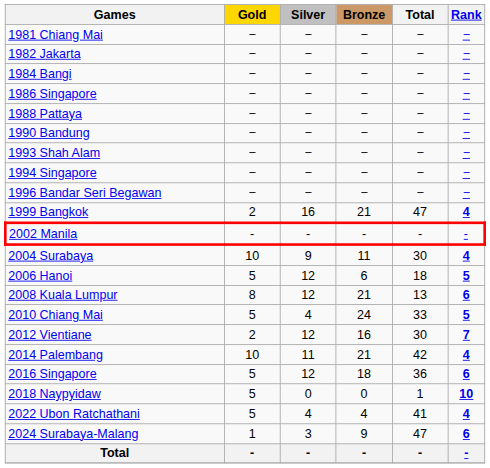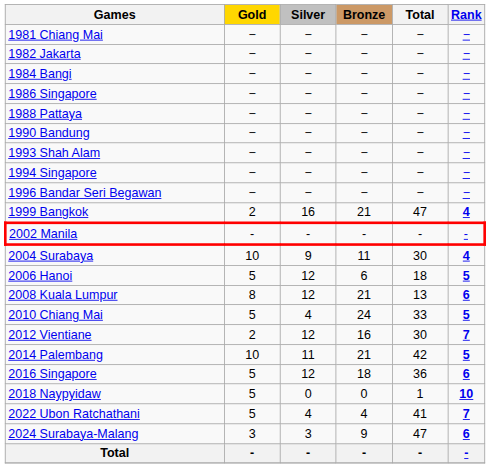(466, 355) 4 -> (466, 355) 5
(466, 414) 4 -> (466, 414) 7
(252, 434) 1 -> (252, 434) 3
